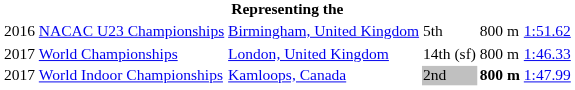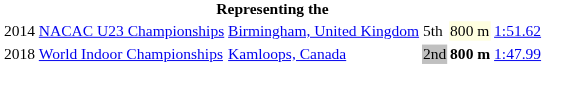(19, 30) 2016 -> (19, 30) 2014
(499, 30) no background -> (470, 30) lightyellow background
- row: (108, 54)
(19, 75) 2017 -> (19, 54) 2018
